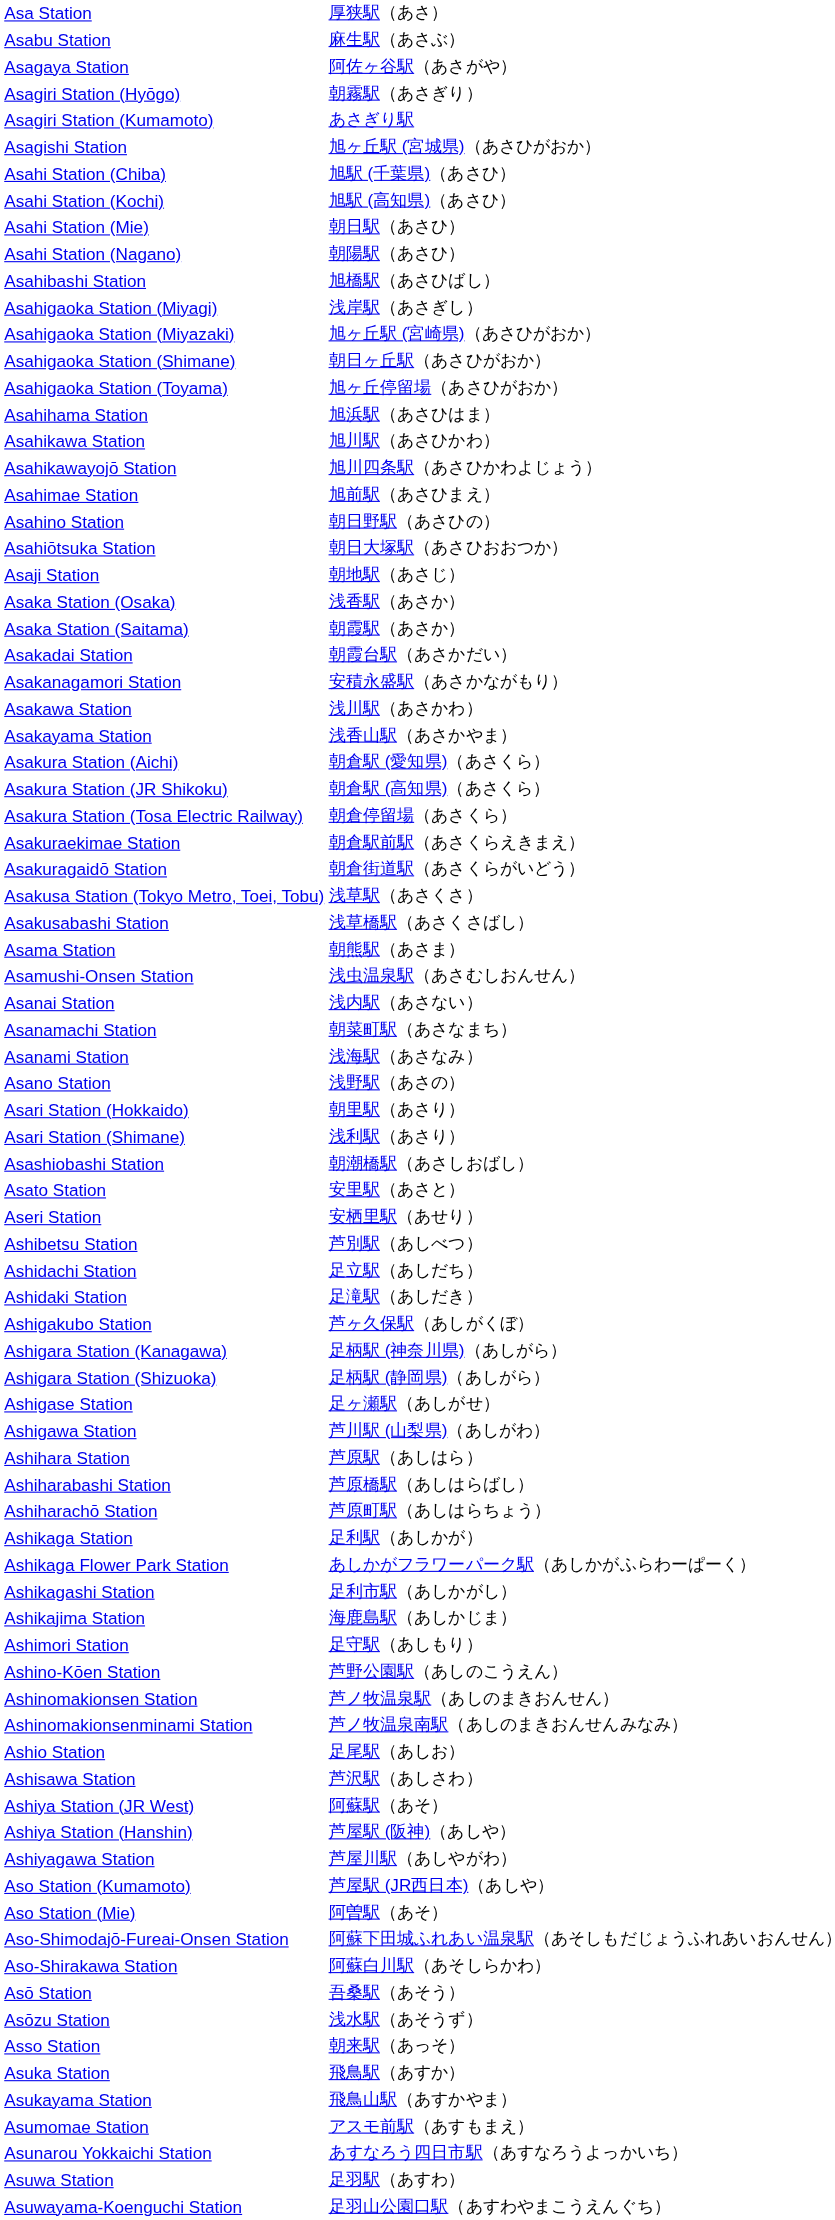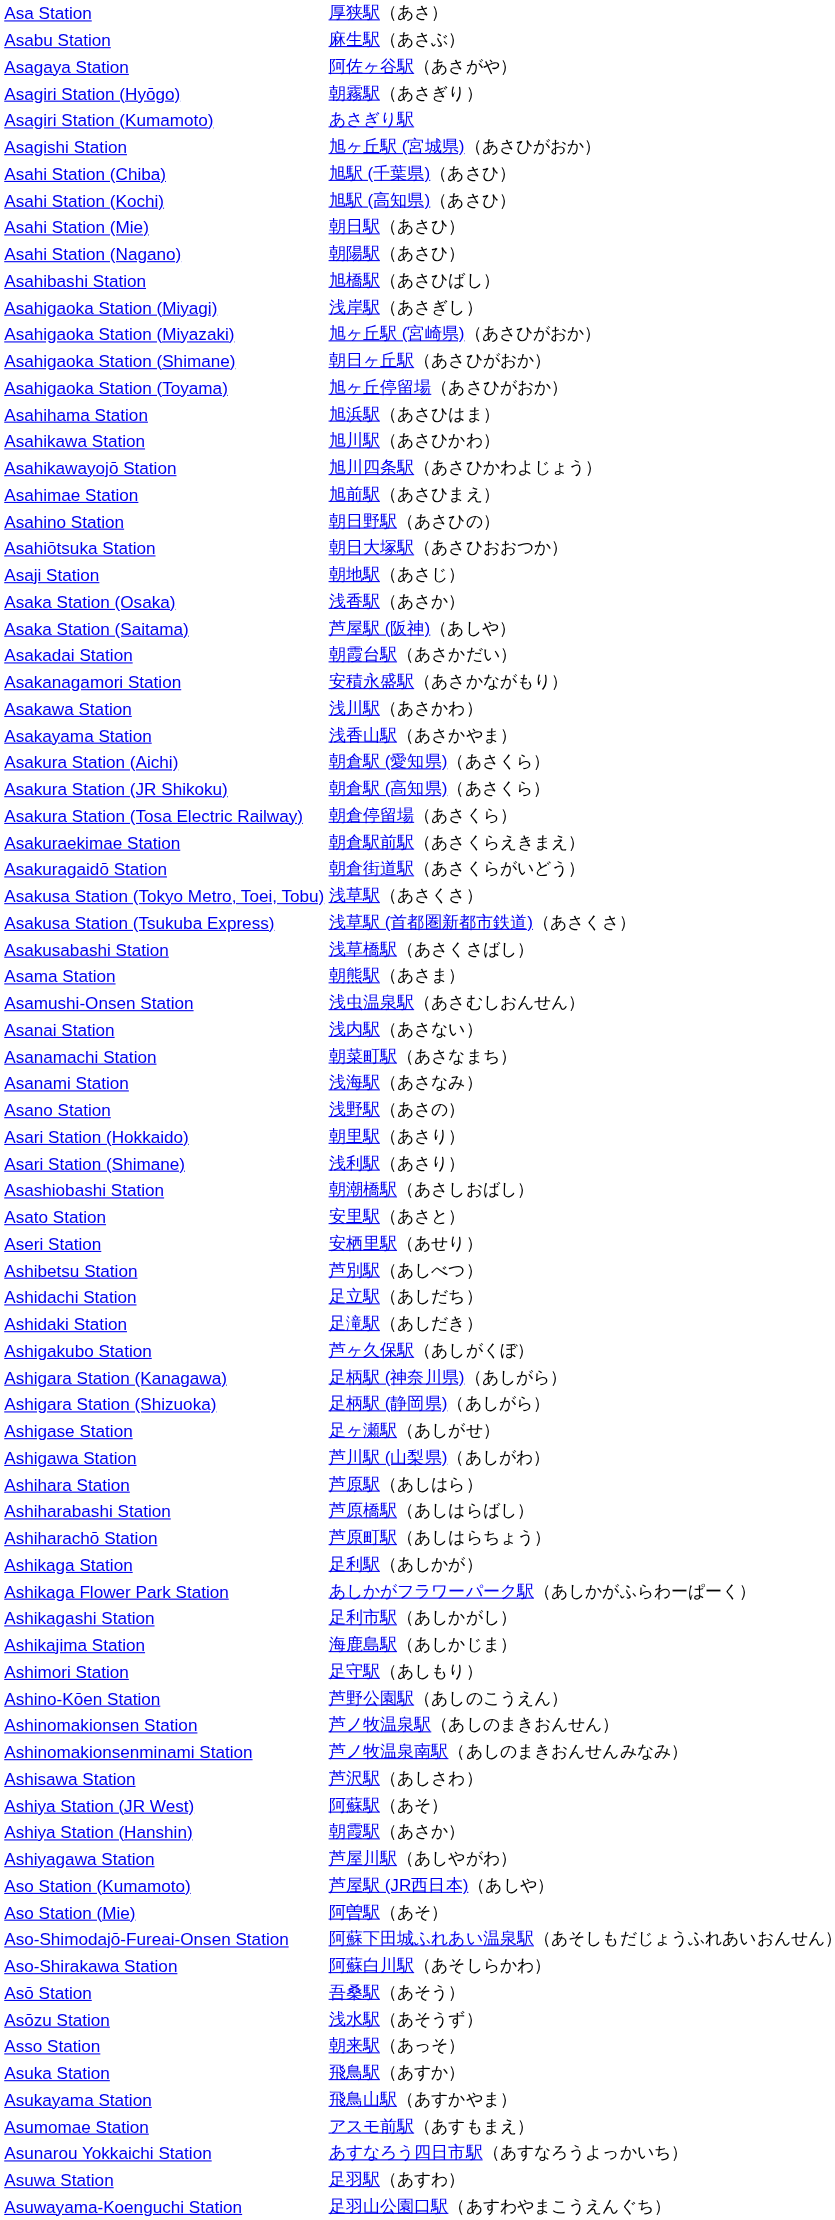(397, 628) 朝霞駅（あさか） -> (422, 628) 芦屋駅 (阪神)（あしや）
+ row: (139, 922)
- row: (55, 1752)
(422, 1831) 芦屋駅 (阪神)（あしや） -> (397, 1831) 朝霞駅（あさか）
